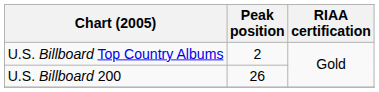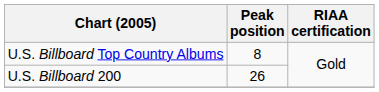(257, 53) 2 -> (257, 53) 8
